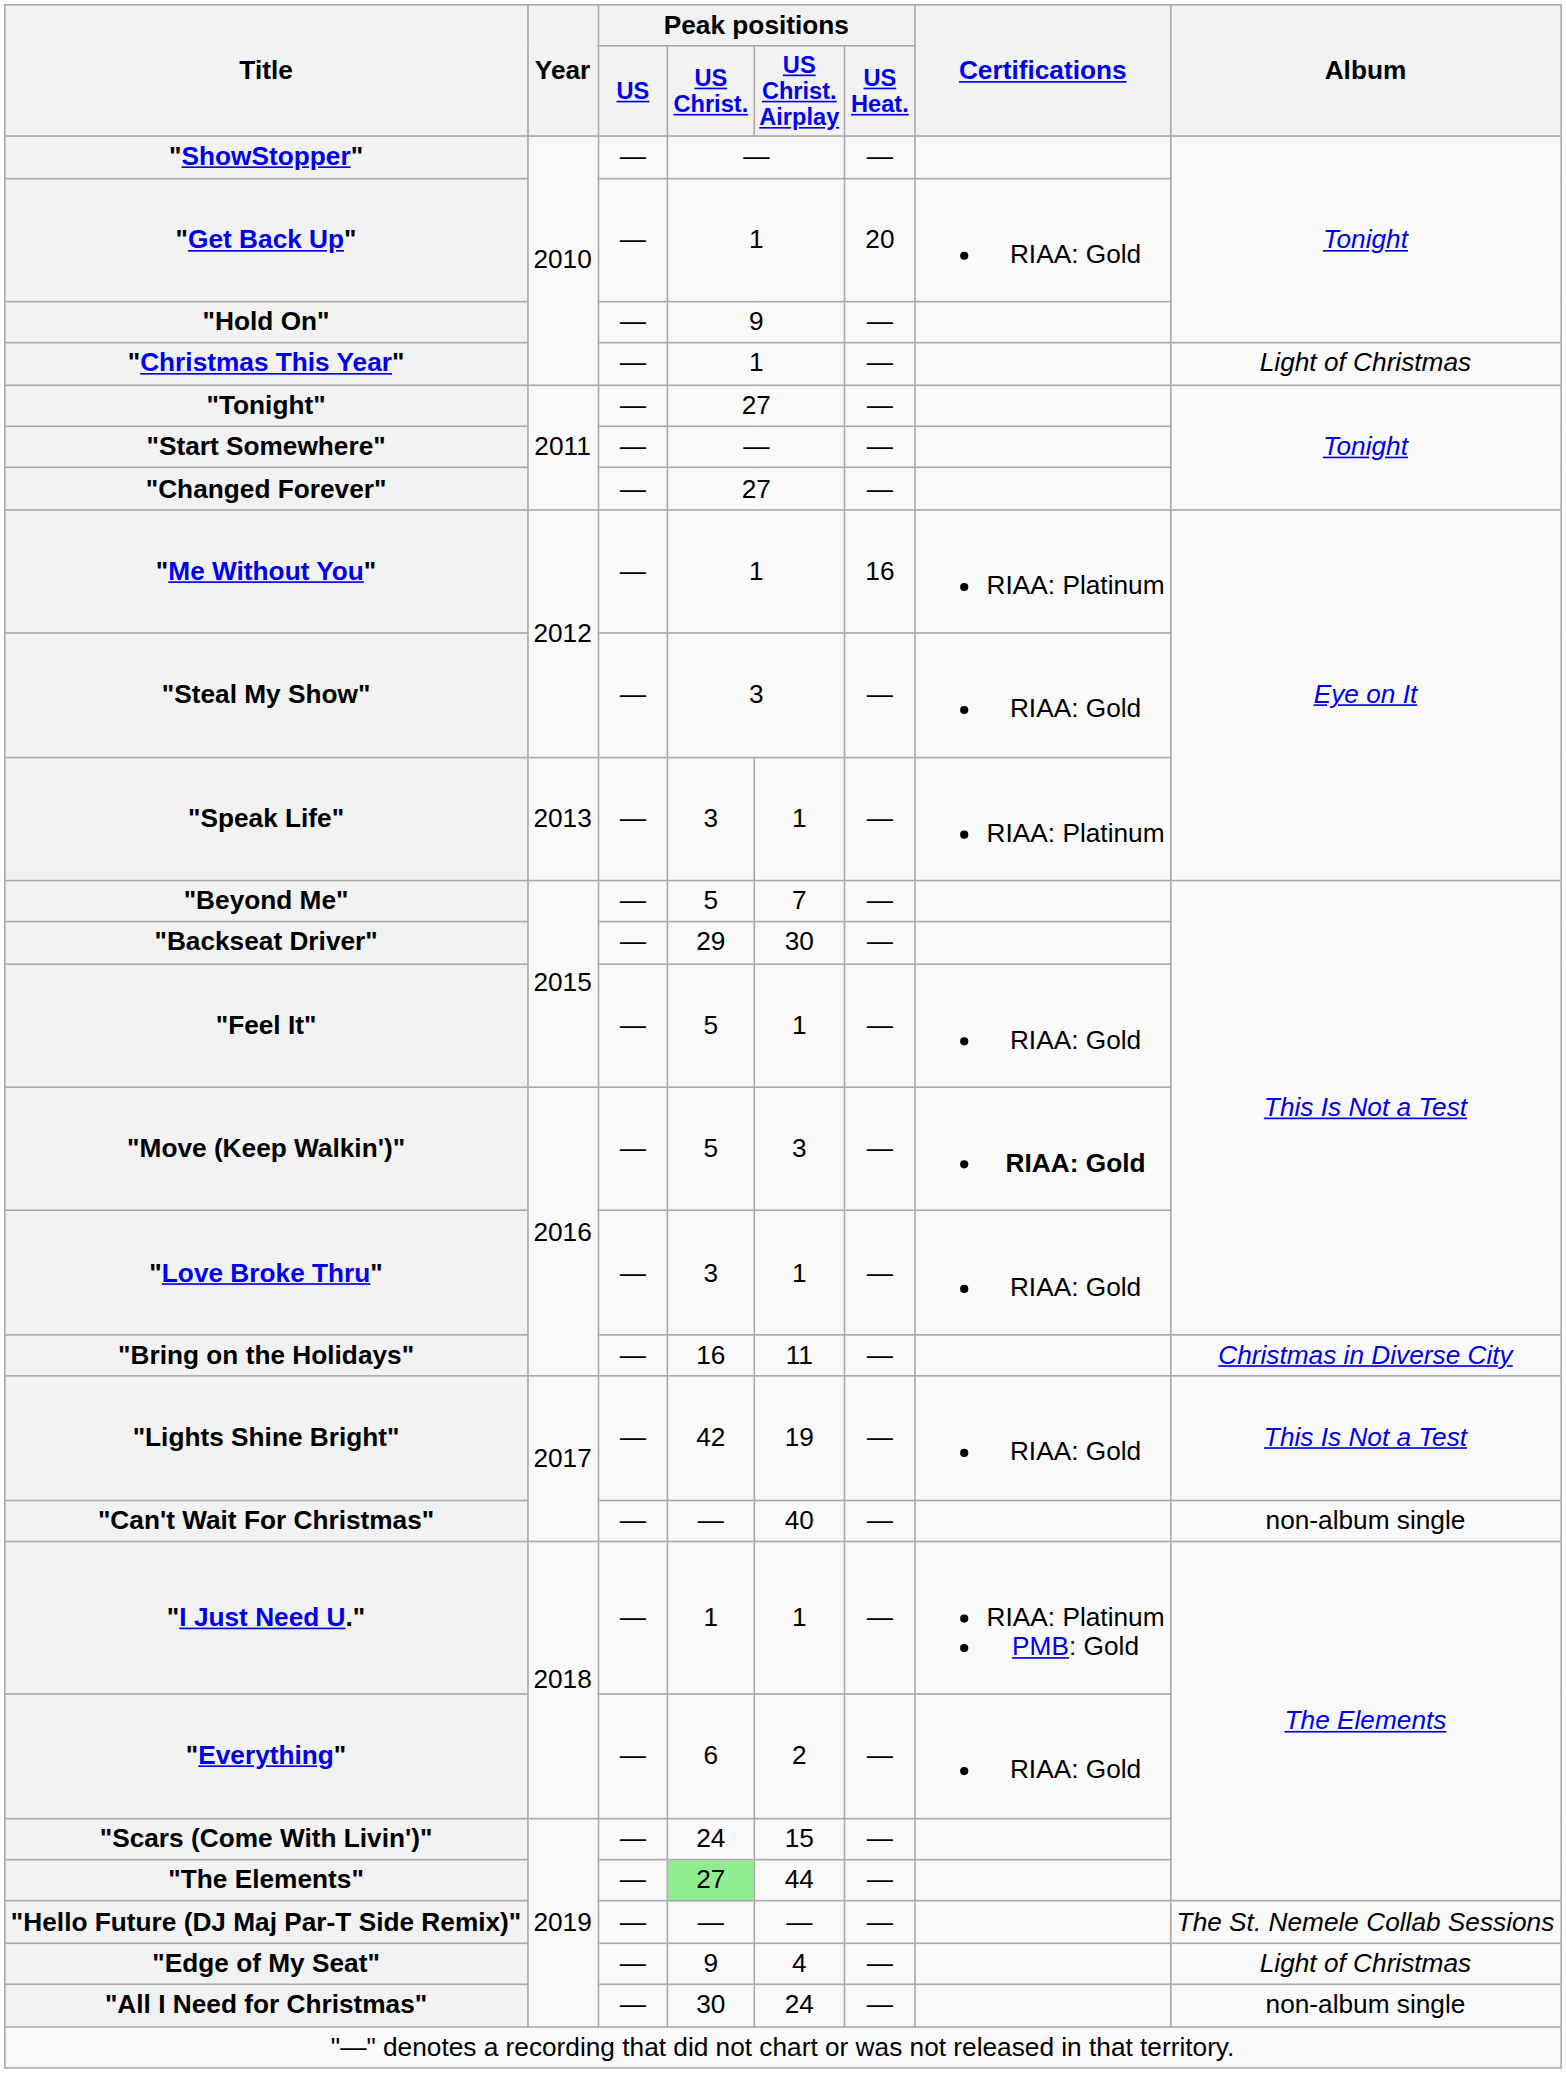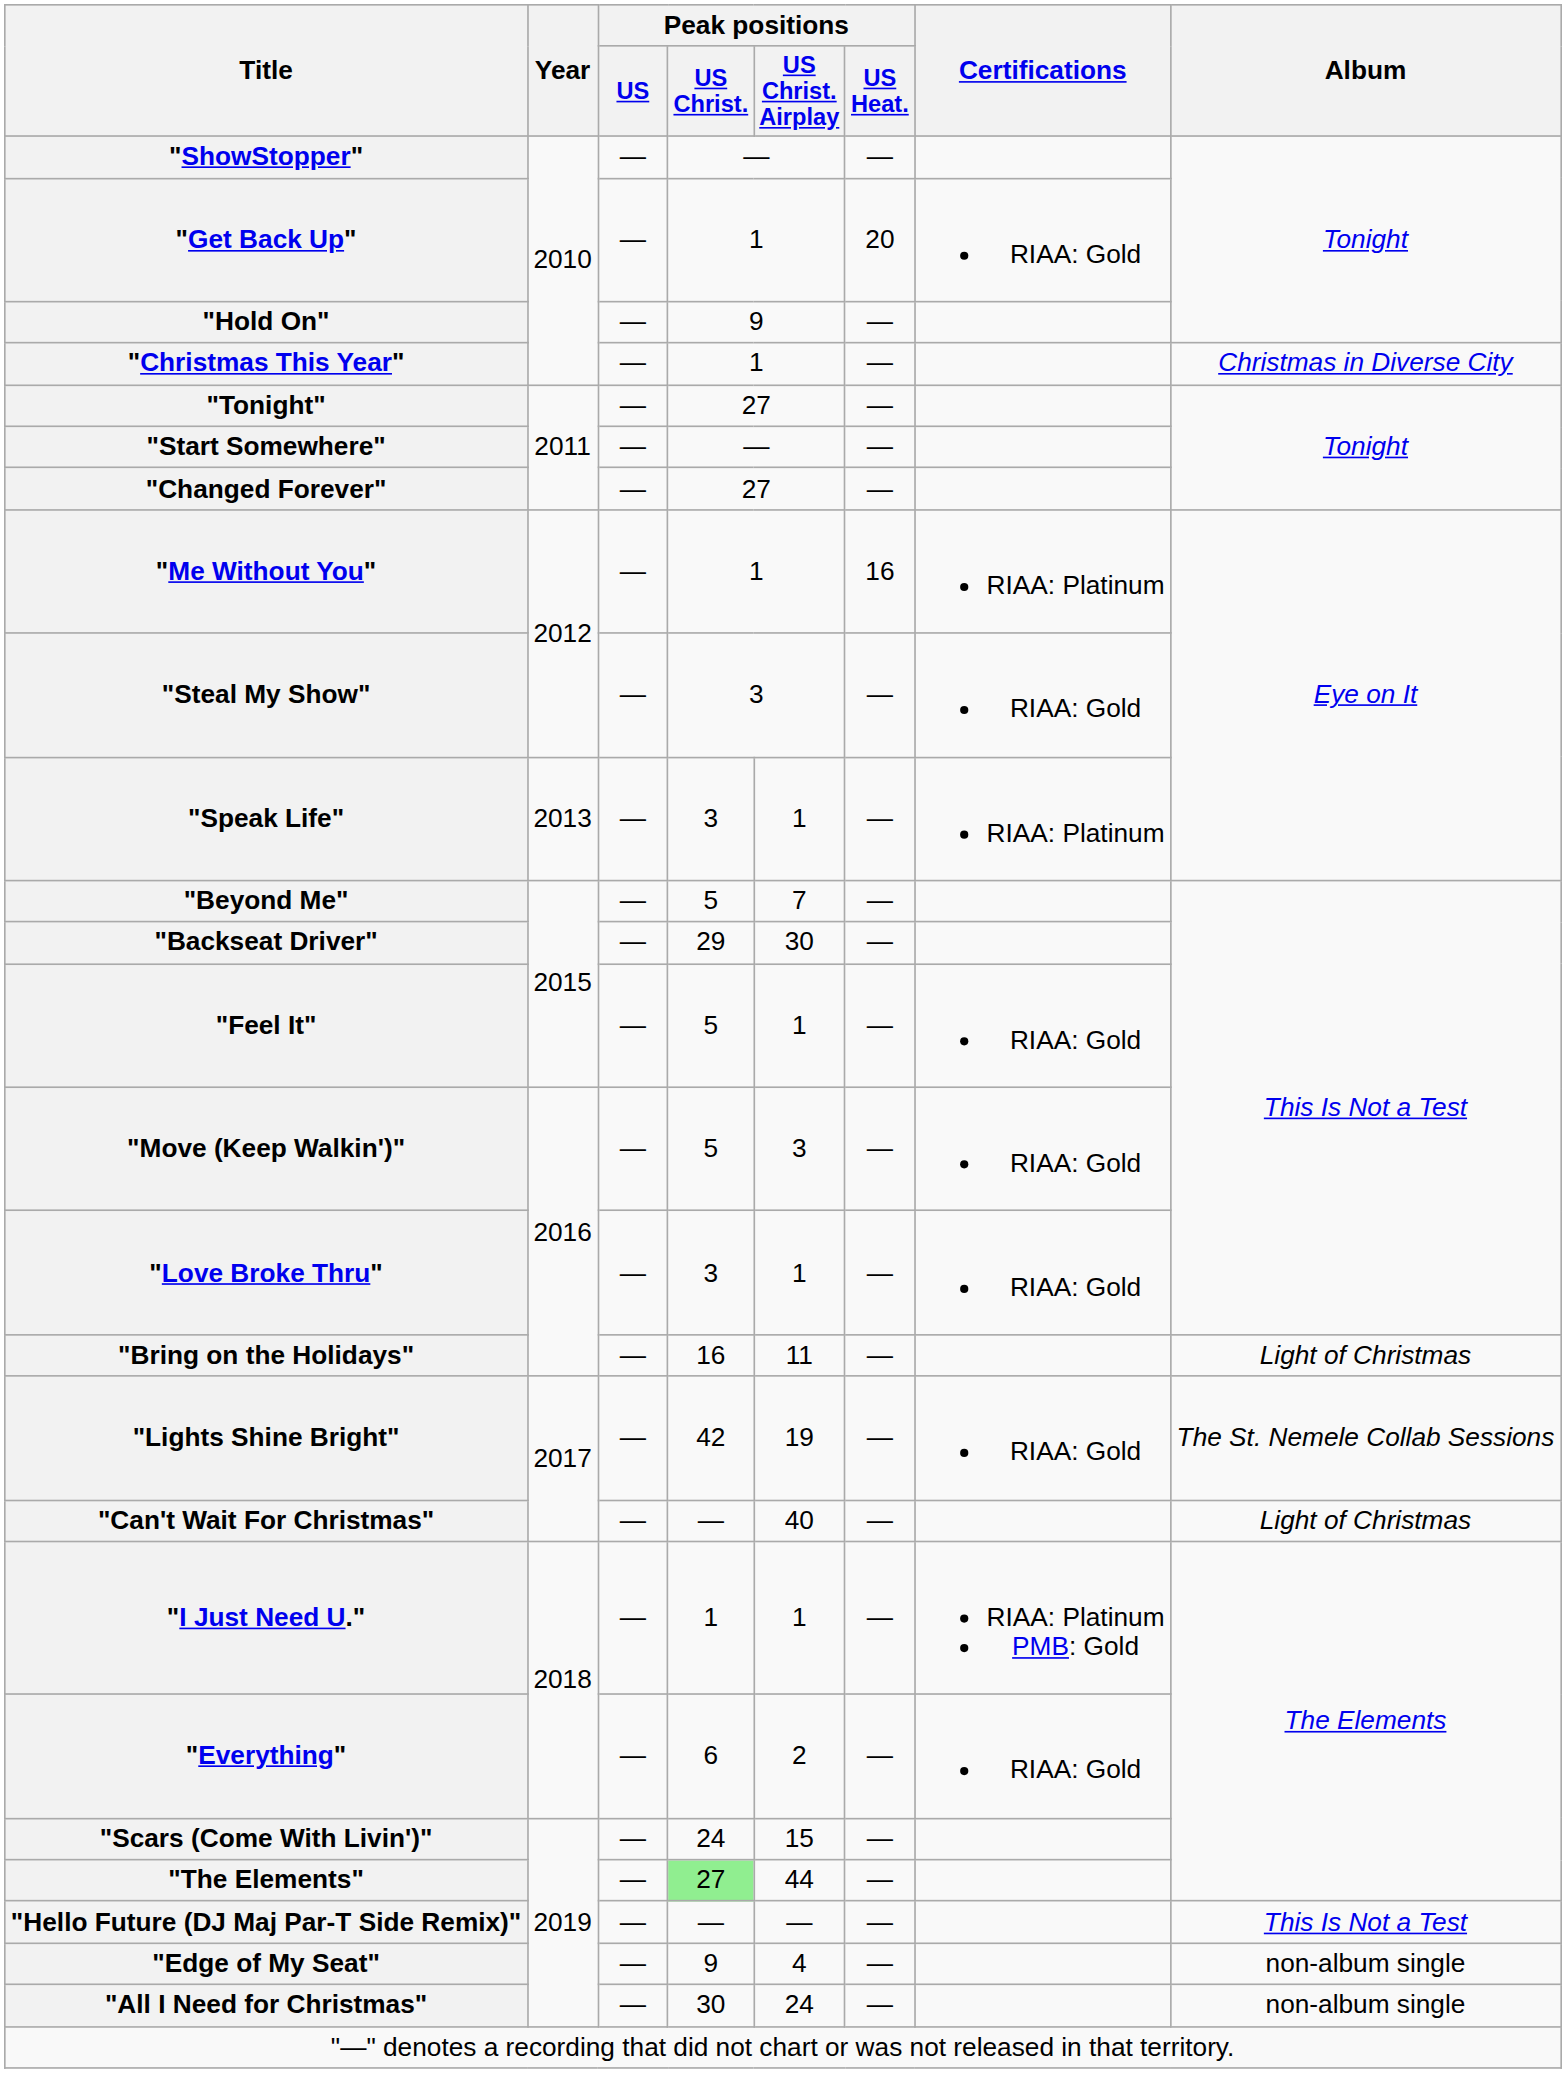(1365, 363) Light of Christmas -> (1365, 363) Christmas in Diverse City
(1043, 1164) bold -> (1043, 1164) normal
(1365, 1354) Christmas in Diverse City -> (1365, 1354) Light of Christmas
(1365, 1437) This Is Not a Test -> (1365, 1437) The St. Nemele Collab Sessions
(1365, 1520) non-album single -> (1365, 1520) Light of Christmas
(1365, 1921) The St. Nemele Collab Sessions -> (1365, 1921) This Is Not a Test
(1365, 1963) Light of Christmas -> (1365, 1963) non-album single
